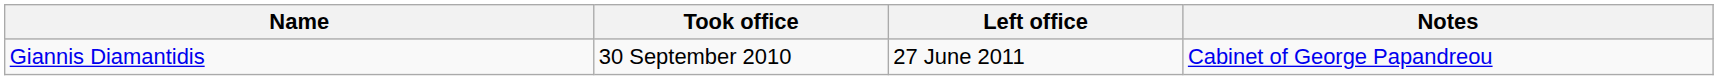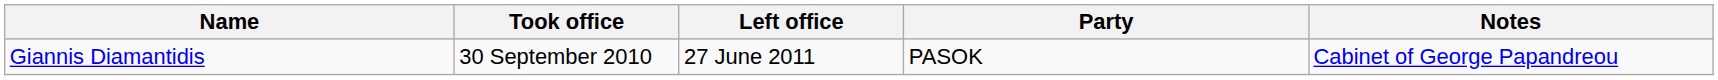+ column: (1106, 21)
